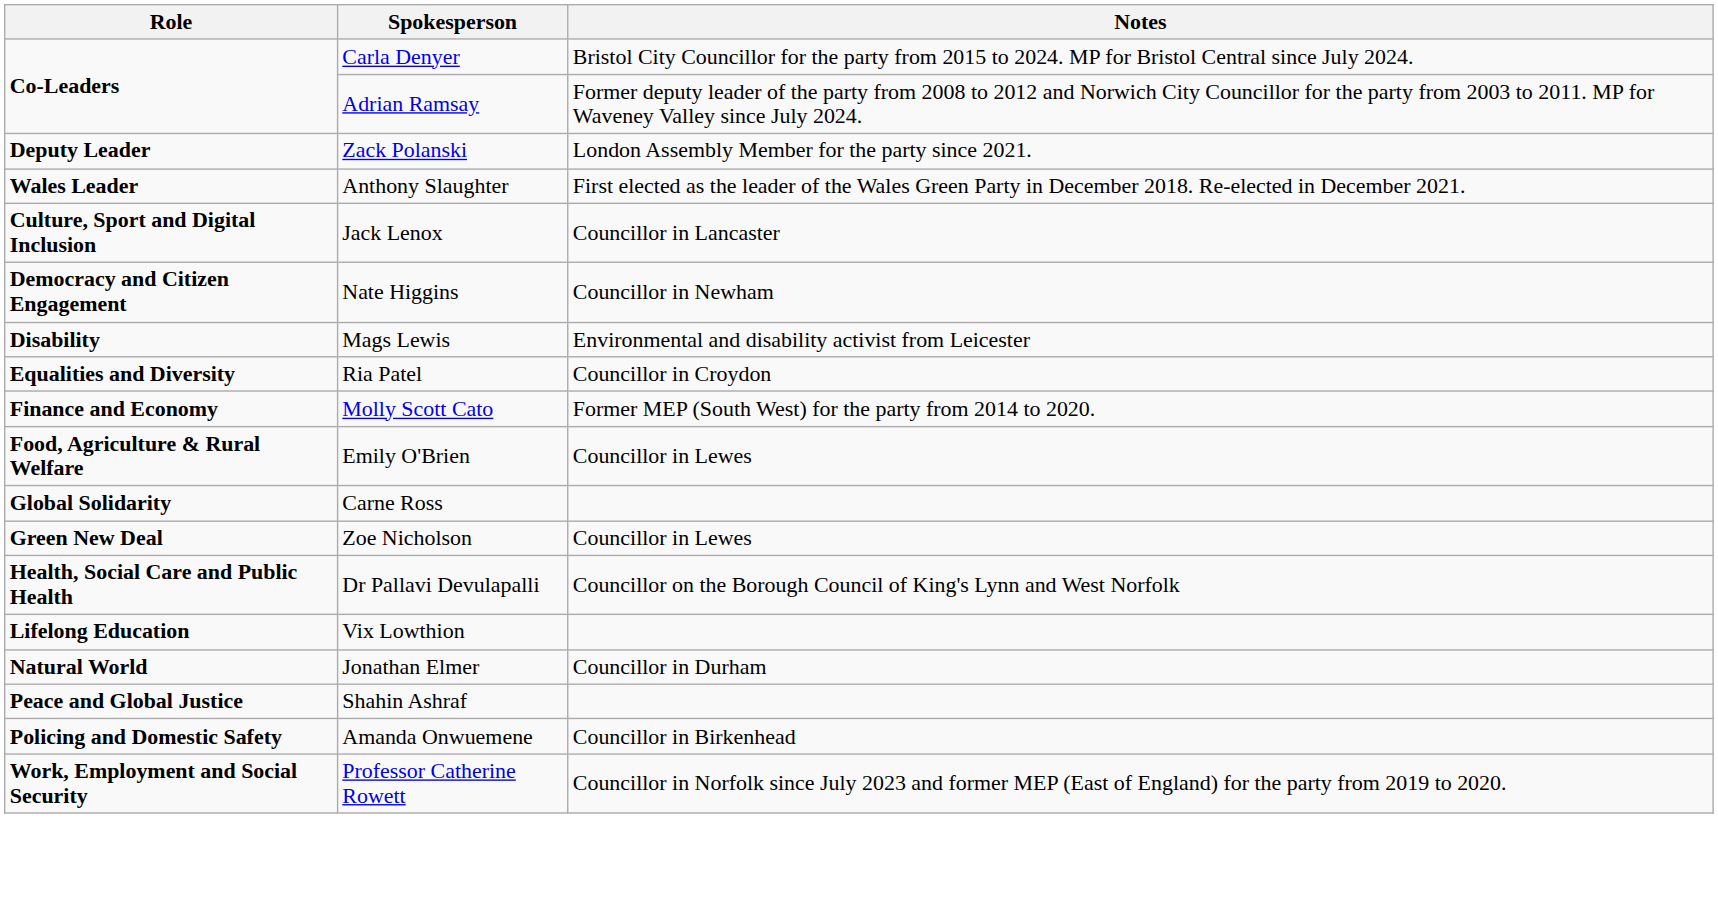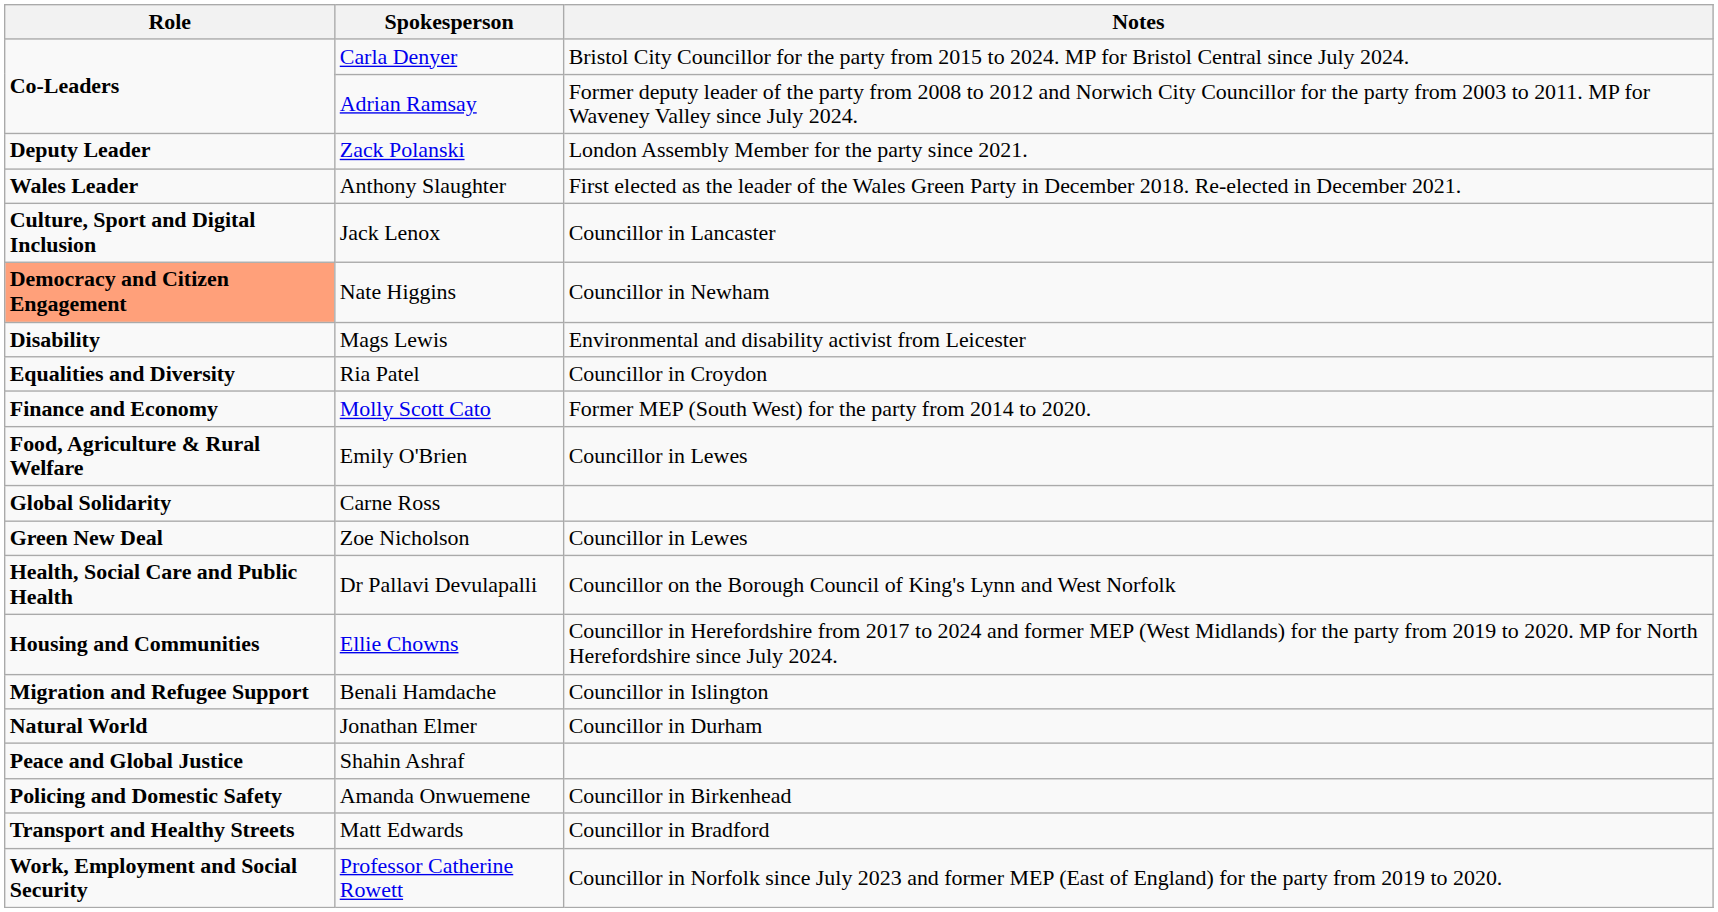(119, 292) no background -> (119, 292) lightsalmon background
+ row: (399, 644)
- row: (403, 631)
+ row: (418, 691)
+ row: (402, 830)
